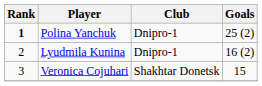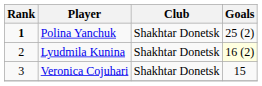(156, 33) Dnipro-1 -> (177, 33) Shakhtar Donetsk
(156, 52) Dnipro-1 -> (177, 52) Shakhtar Donetsk
(240, 52) no background -> (240, 52) lightyellow background
